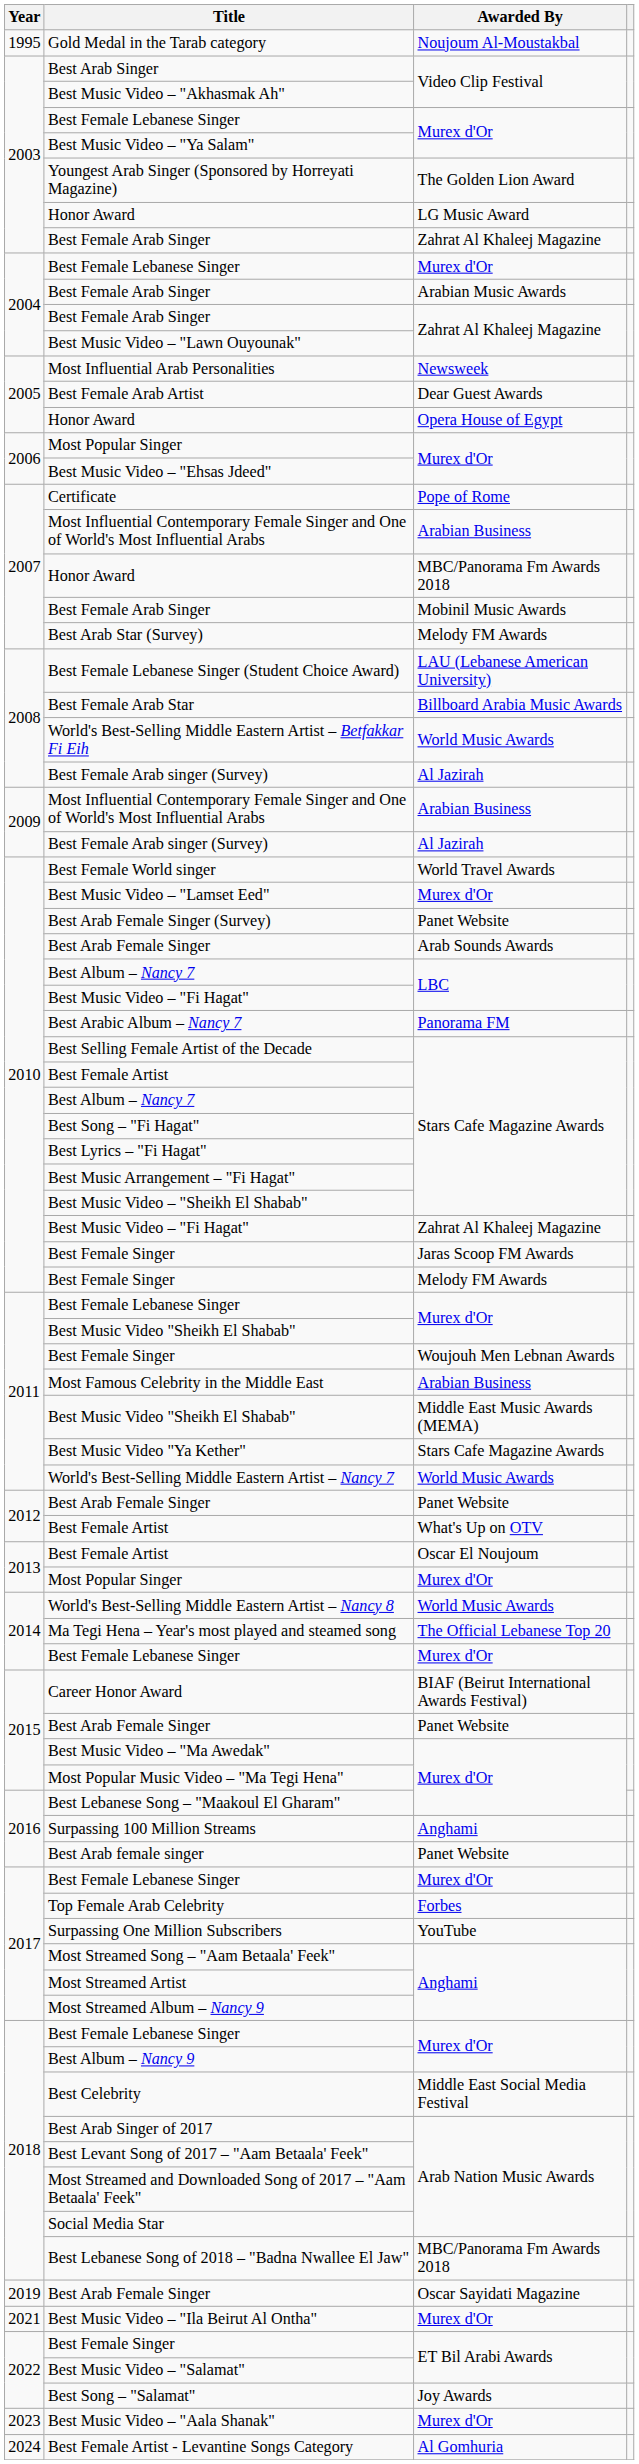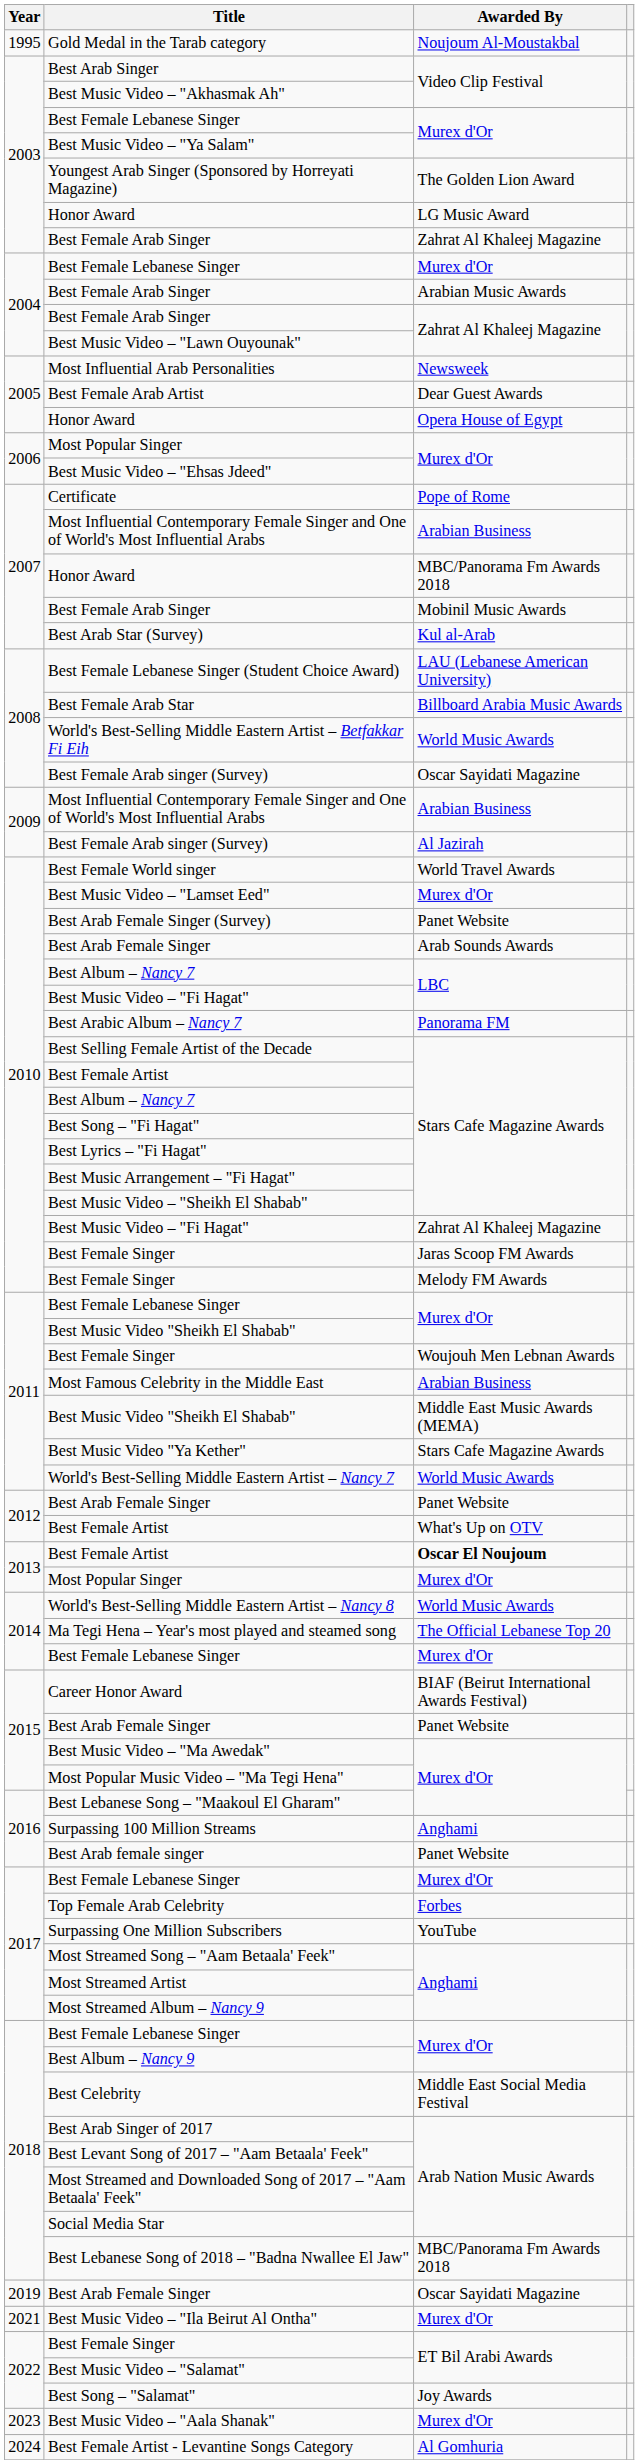(482, 635) Melody FM Awards -> (456, 635) Kul al-Arab
(450, 774) Al Jazirah -> (499, 774) Oscar Sayidati Magazine
(478, 1554) normal -> (482, 1554) bold
